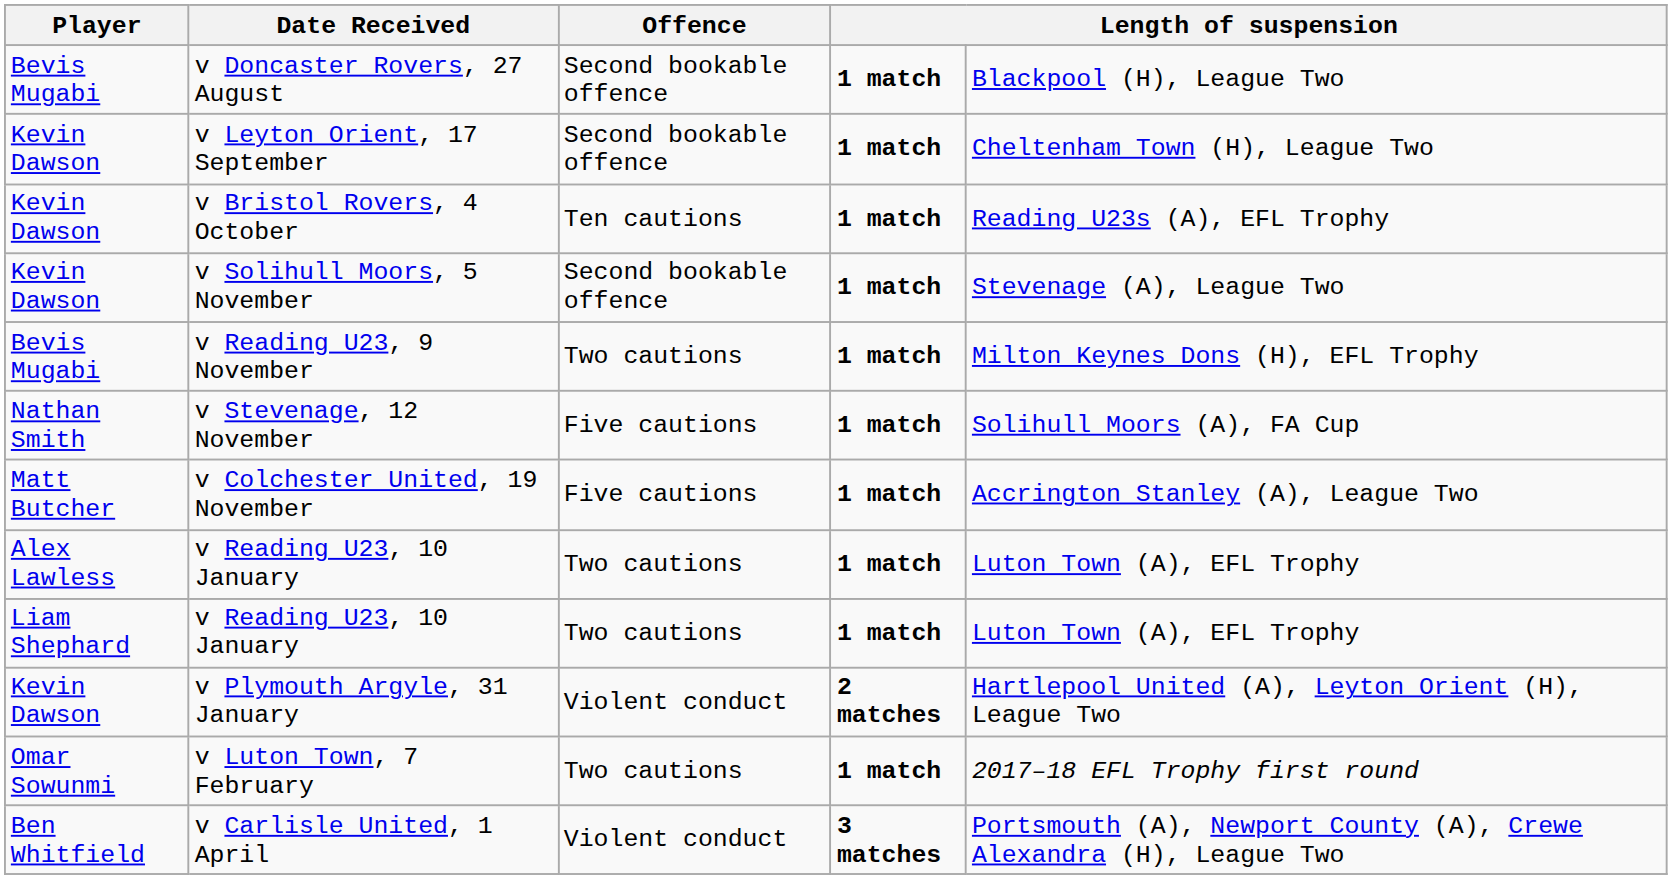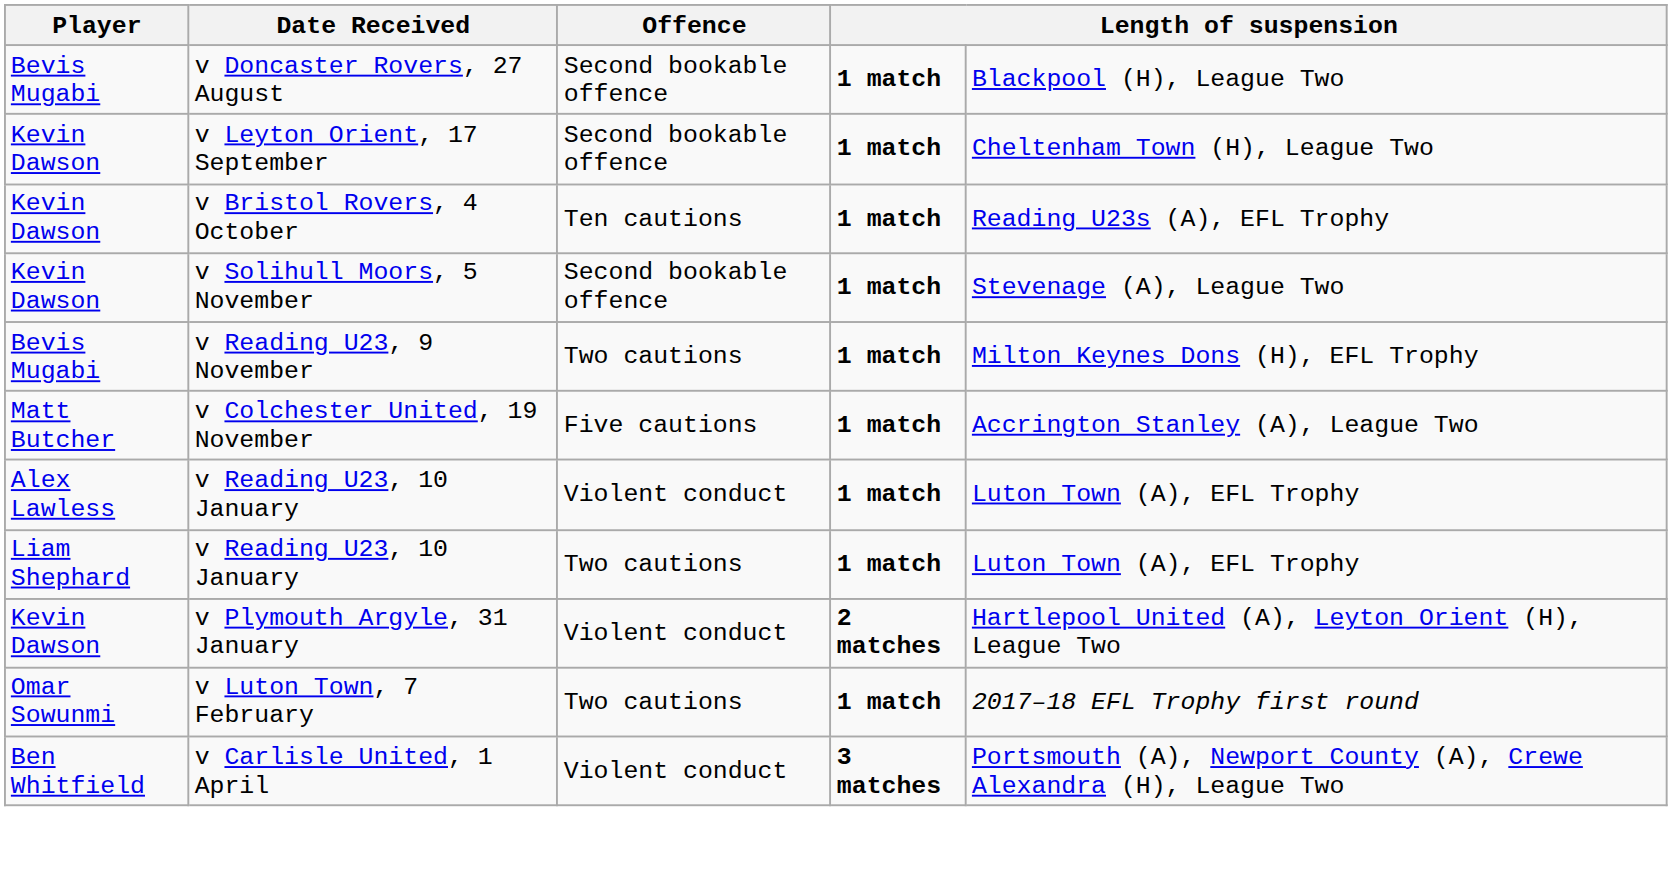- row: (56, 426)
(653, 564) Two cautions -> (676, 495) Violent conduct
